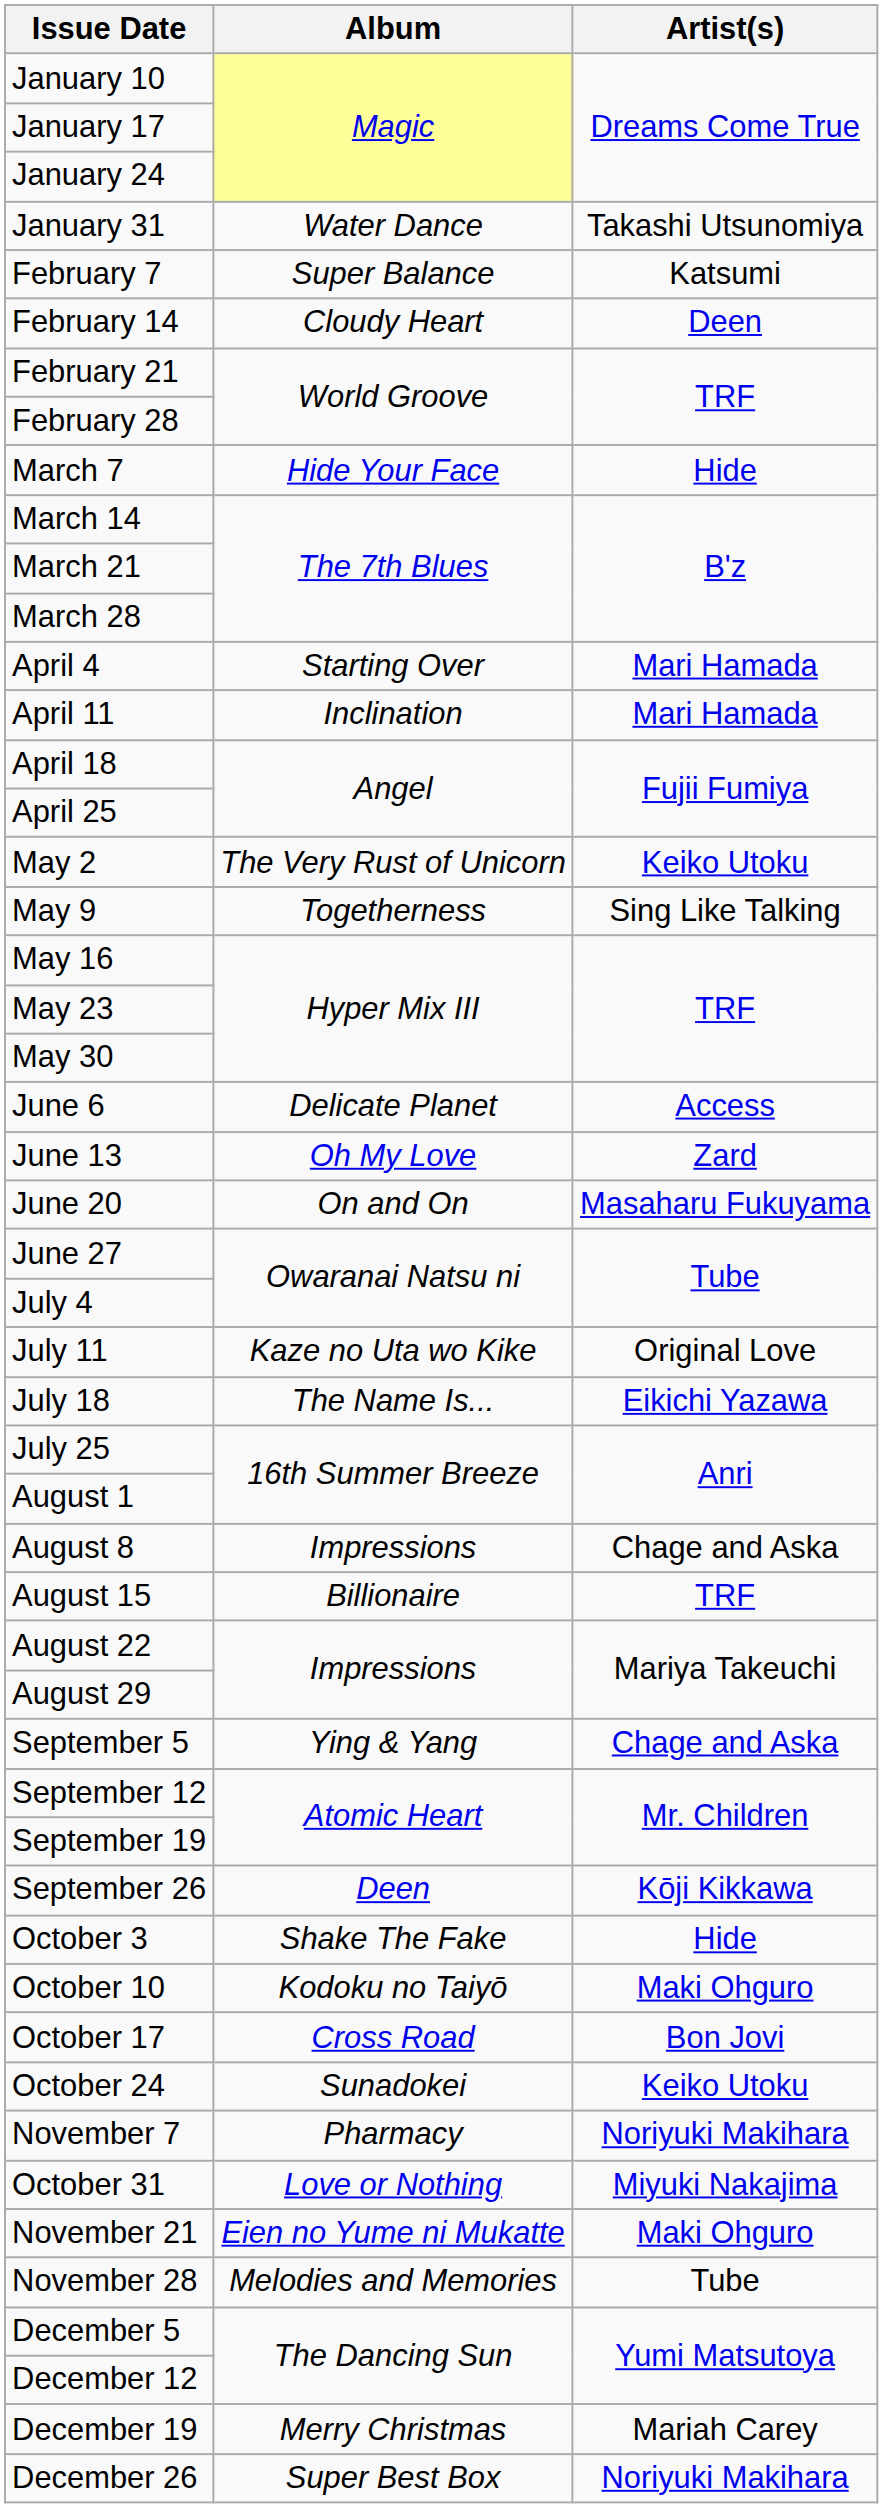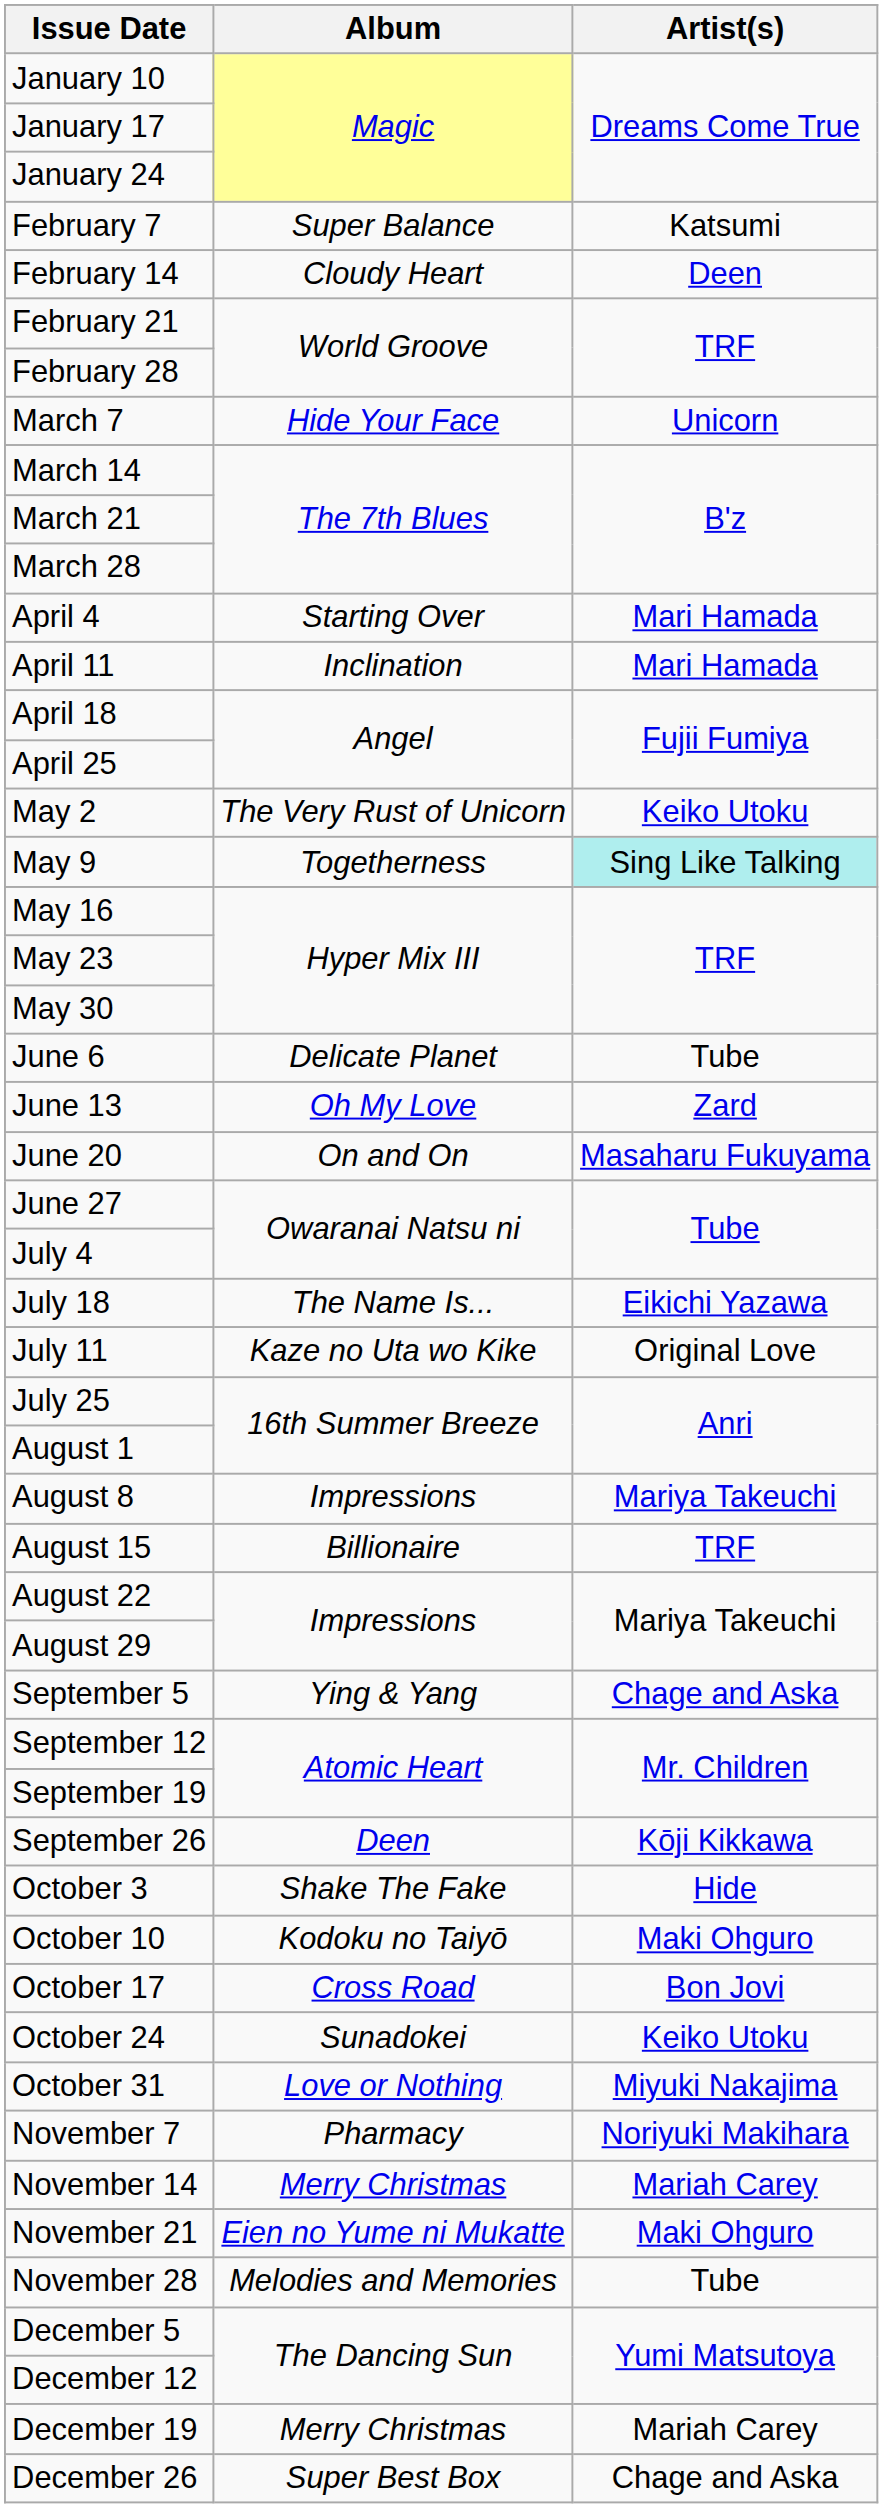- row: (88, 224)
(725, 469) Hide -> (725, 420) Unicorn
(725, 910) no background -> (725, 861) paleturquoise background
(725, 1106) Access -> (725, 1057) Tube
rows swapped: (60, 1351) <-> (61, 1400)
(725, 1547) Chage and Aska -> (725, 1498) Mariya Takeuchi
rows swapped: (88, 2183) <-> (96, 2134)
+ row: (105, 2183)
(725, 2477) Noriyuki Makihara -> (725, 2477) Chage and Aska
